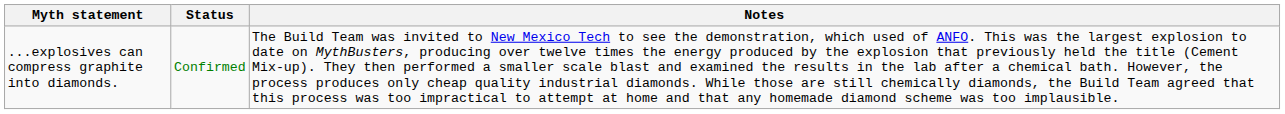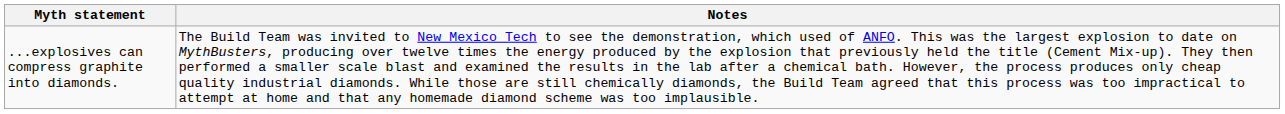- column: (210, 15)
